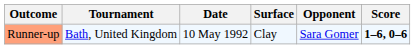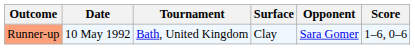columns swapped: (215, 13) <-> (121, 13)
(386, 33) bold -> (386, 33) normal
